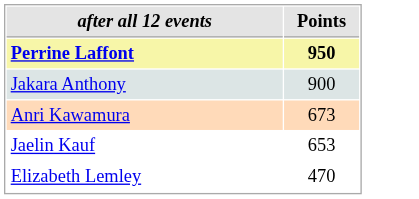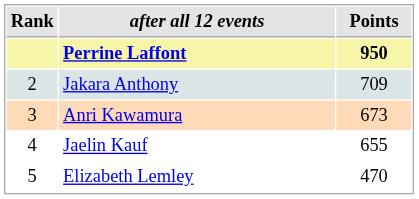+ column: (32, 21)
(322, 84) 900 -> (374, 84) 709
(322, 145) 653 -> (374, 145) 655
